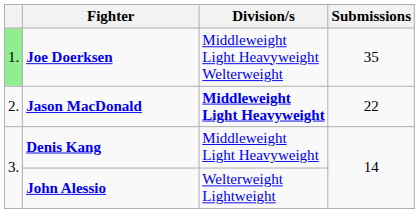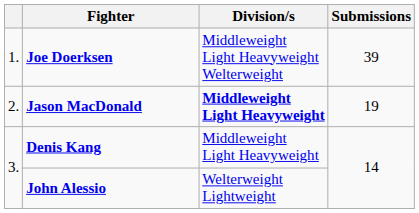(14, 57) lightgreen background -> (14, 57) no background
(371, 57) 35 -> (371, 57) 39
(371, 106) 22 -> (371, 106) 19
